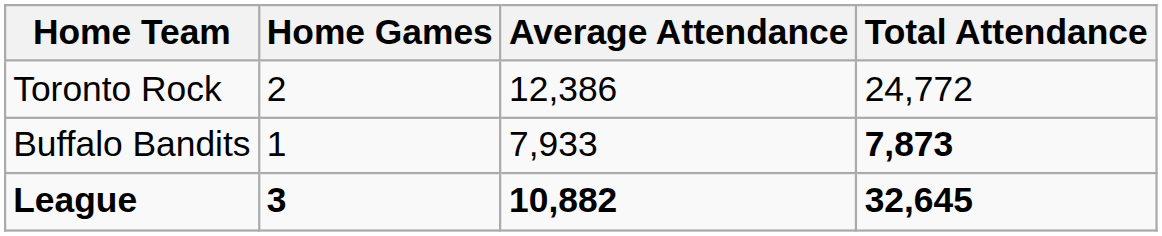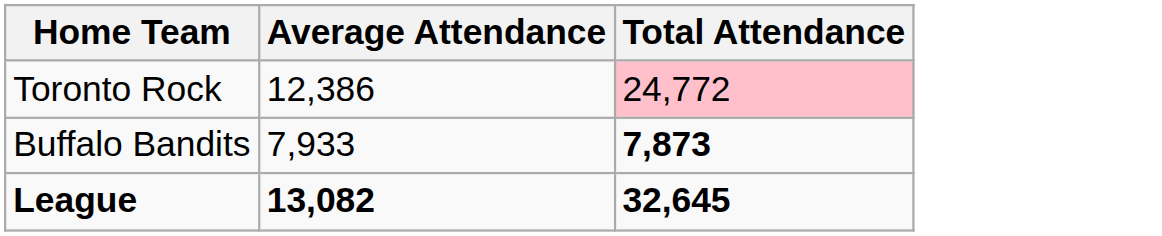- column: (380, 32)
(919, 88) no background -> (676, 88) pink background
(563, 200) 10,882 -> (321, 200) 13,082
